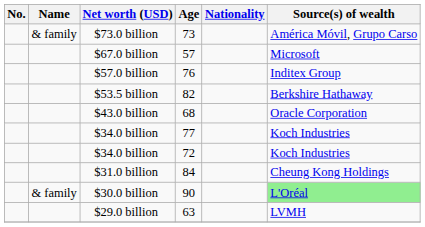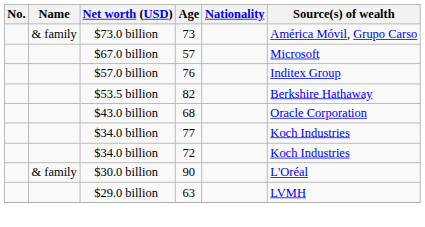- row: (128, 172)
(289, 192) lightgreen background -> (289, 172) no background
